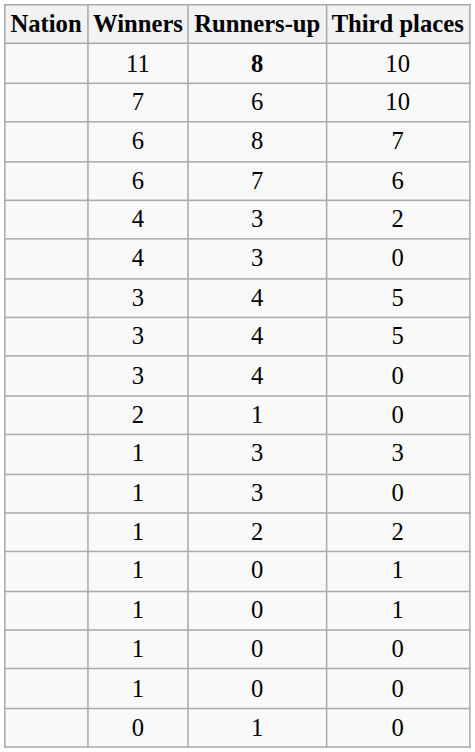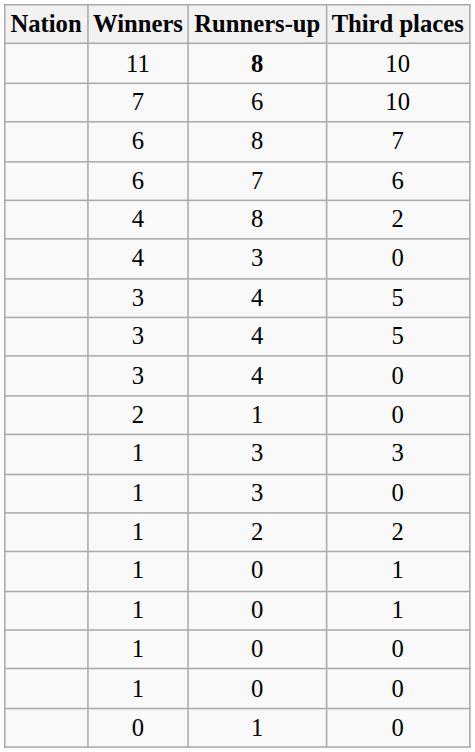(257, 219) 3 -> (257, 219) 8
